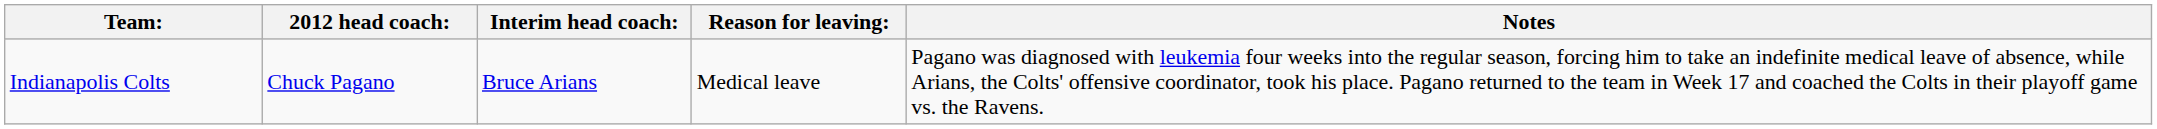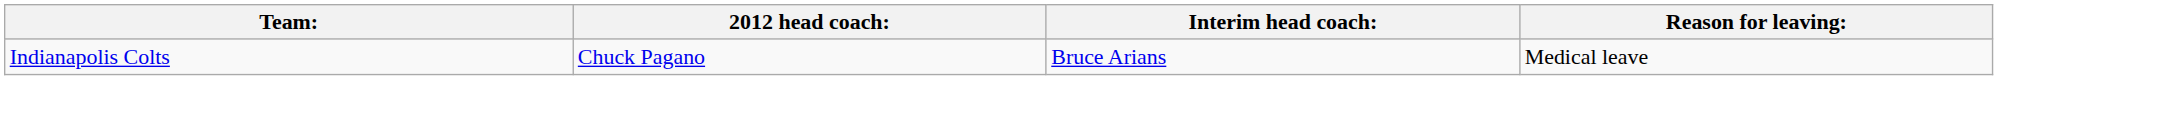- column: (1529, 21)
